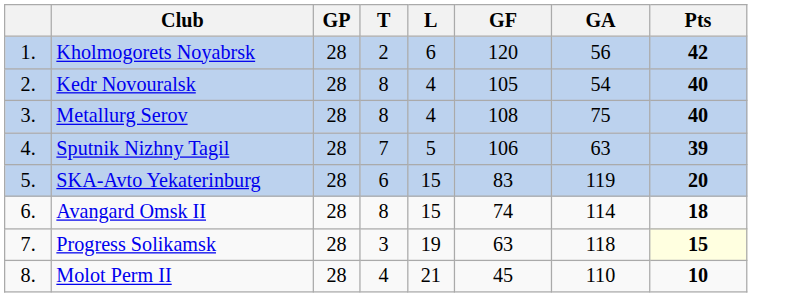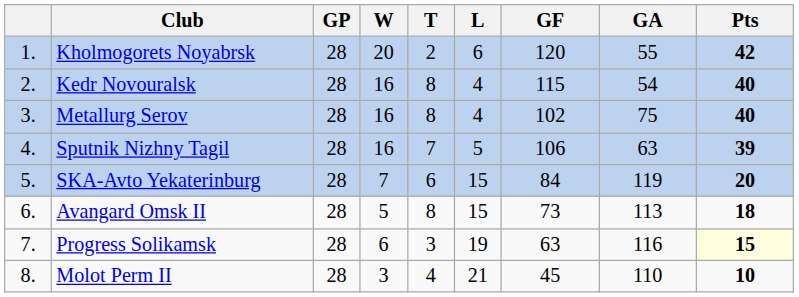+ column: (384, 20)
(601, 52) 56 -> (648, 52) 55
(503, 84) 105 -> (550, 84) 115
(503, 116) 108 -> (550, 116) 102
(503, 180) 83 -> (550, 180) 84
(503, 212) 74 -> (550, 212) 73
(601, 212) 114 -> (648, 212) 113
(601, 244) 118 -> (648, 244) 116
